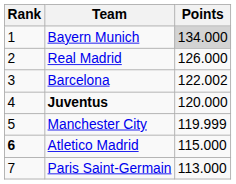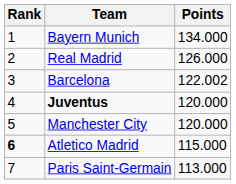(203, 37) lightgrey background -> (203, 37) no background
(202, 124) 119.999 -> (203, 124) 120.000
